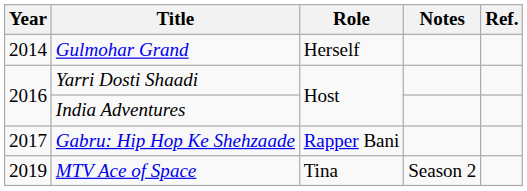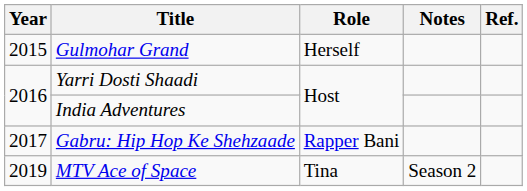(28, 49) 2014 -> (28, 49) 2015
